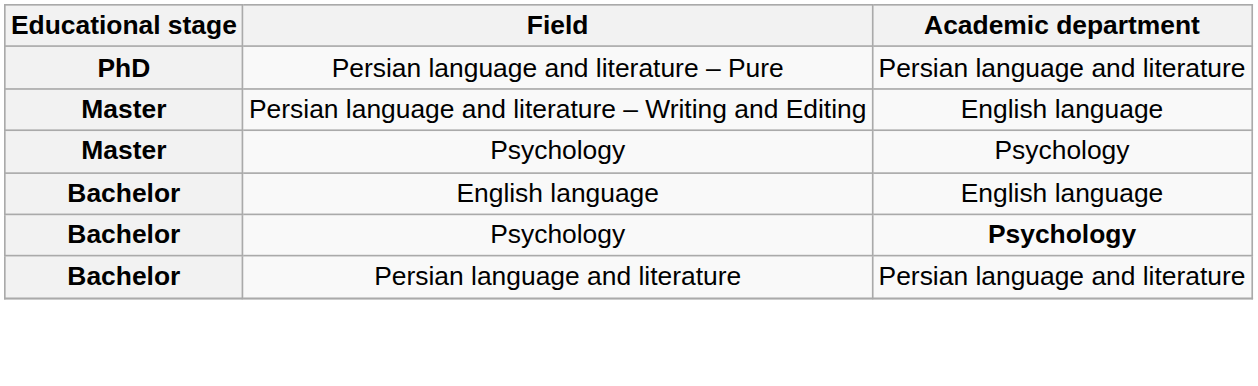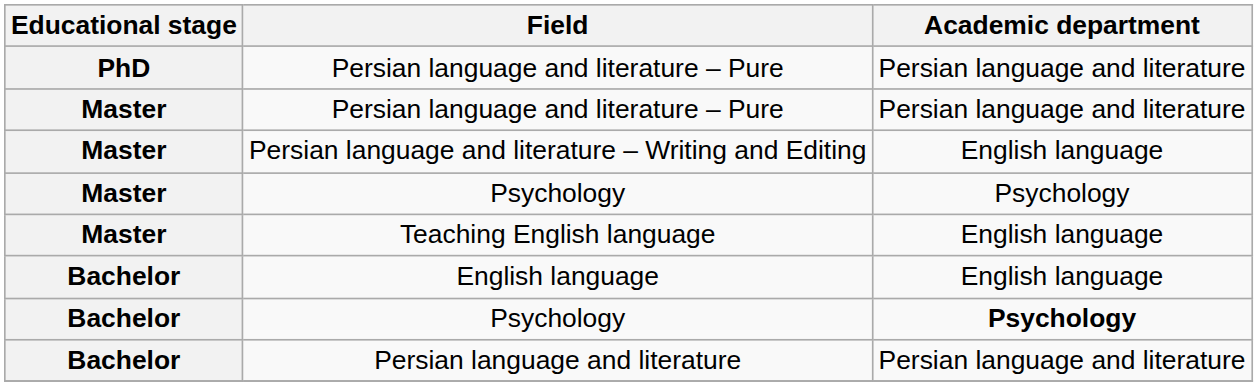+ row: (124, 109)
+ row: (124, 234)
